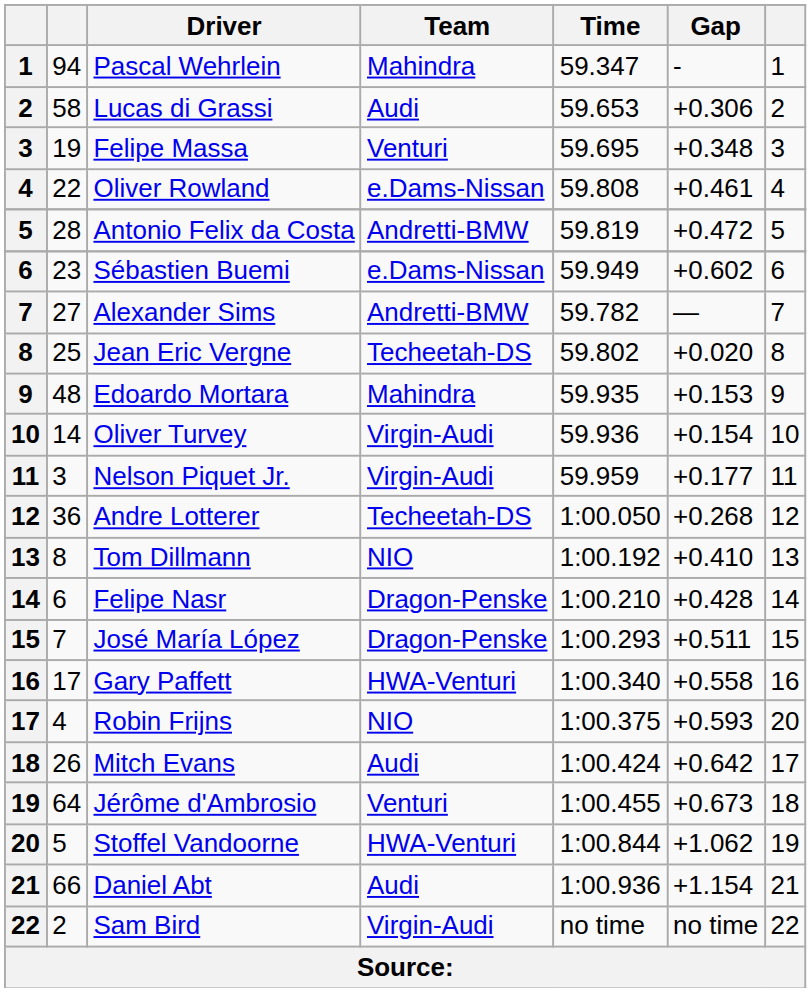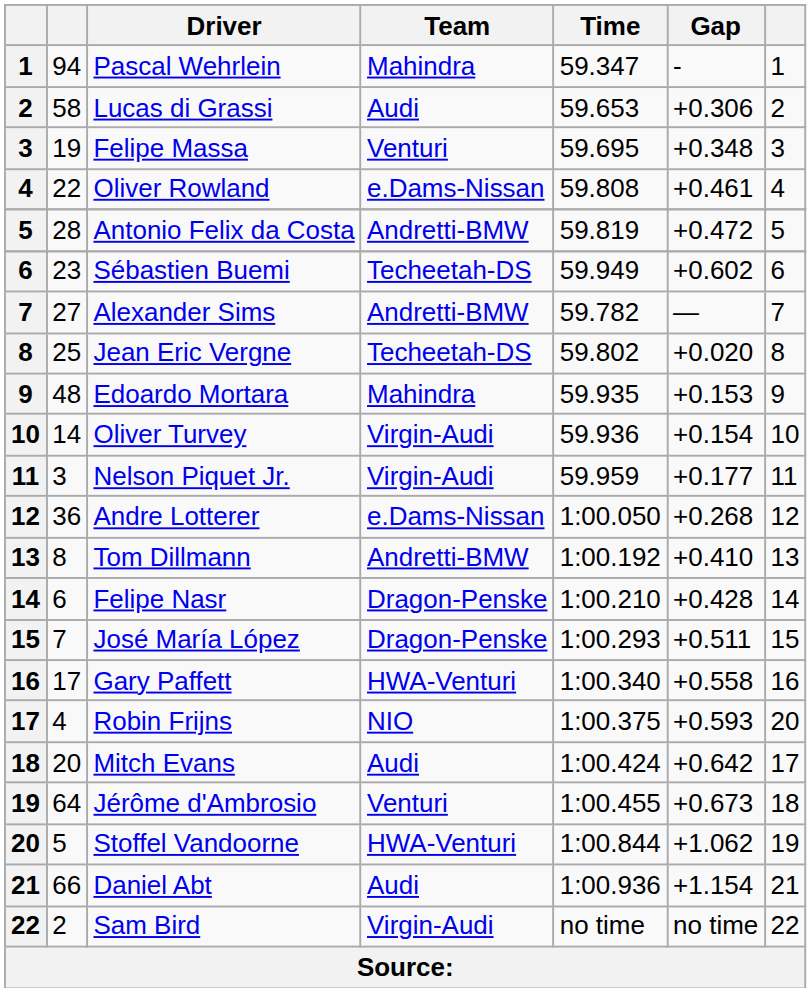(456, 271) e.Dams-Nissan -> (449, 271) Techeetah-DS
(449, 516) Techeetah-DS -> (456, 516) e.Dams-Nissan
(390, 557) NIO -> (448, 557) Andretti-BMW
(67, 762) 26 -> (67, 762) 20
